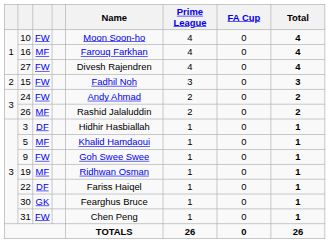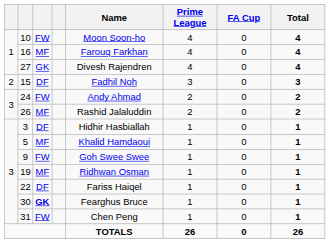(42, 67) FW -> (42, 67) GK
(42, 82) FW -> (42, 82) DF
(42, 202) normal -> (42, 202) bold
